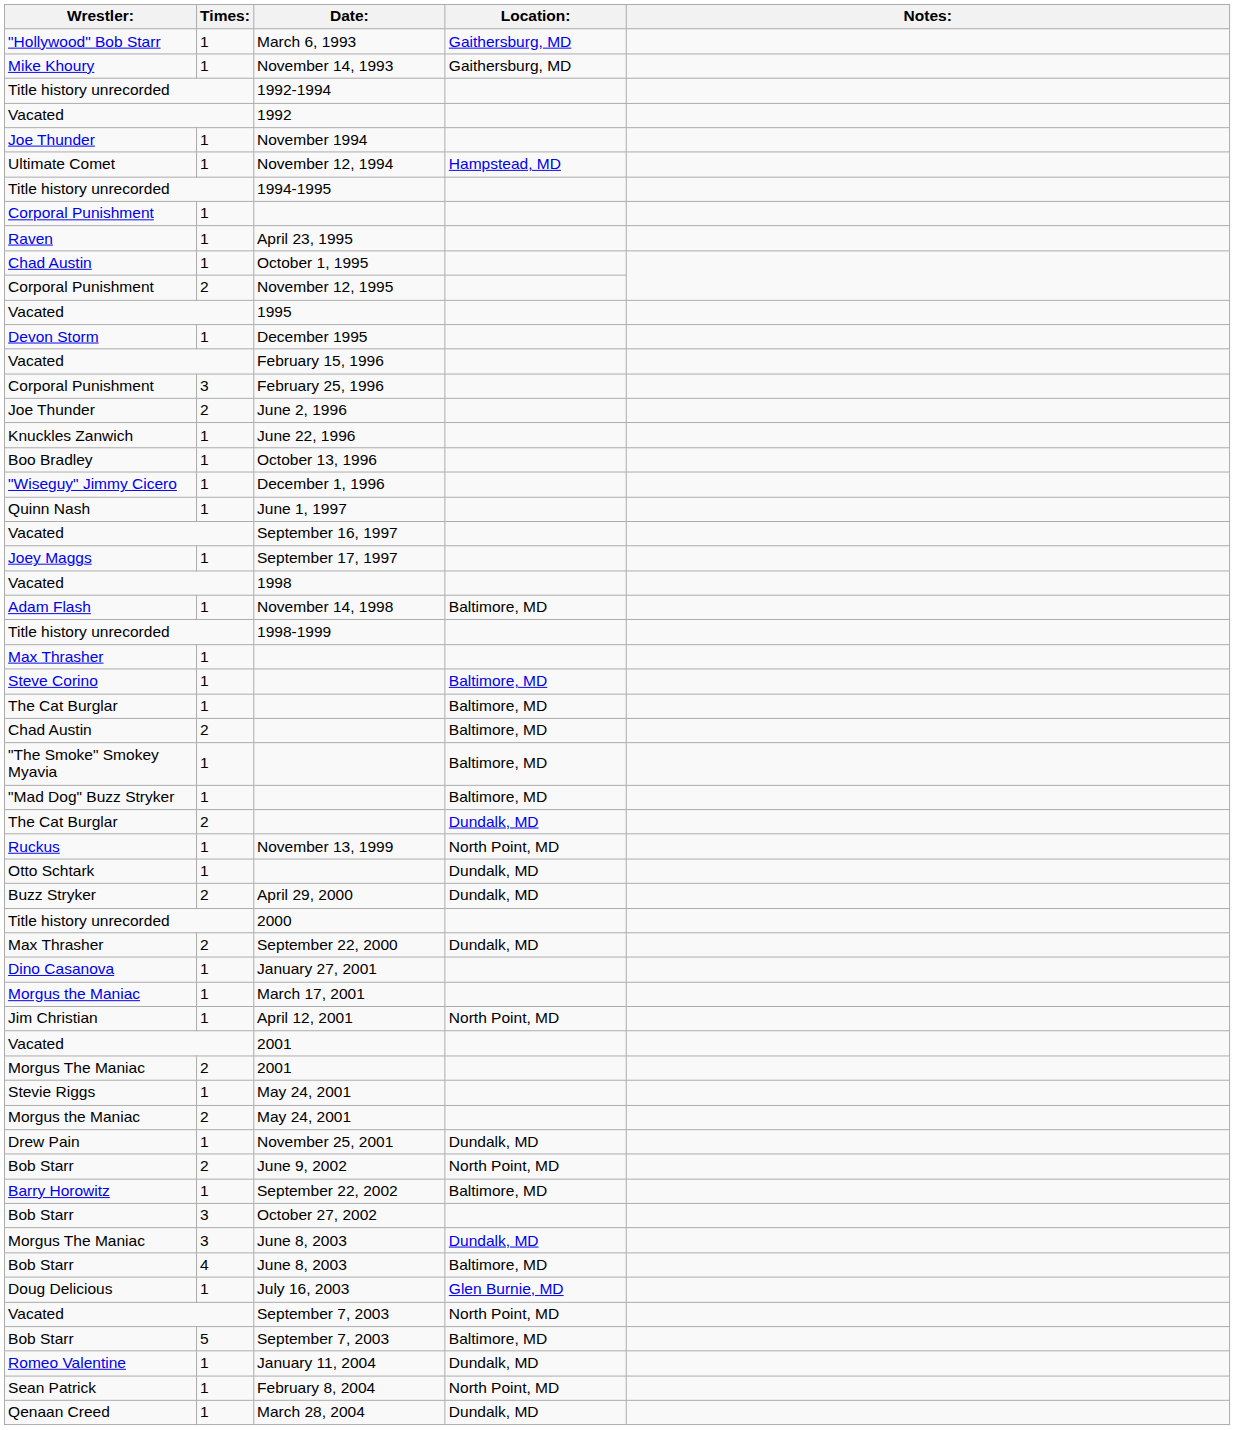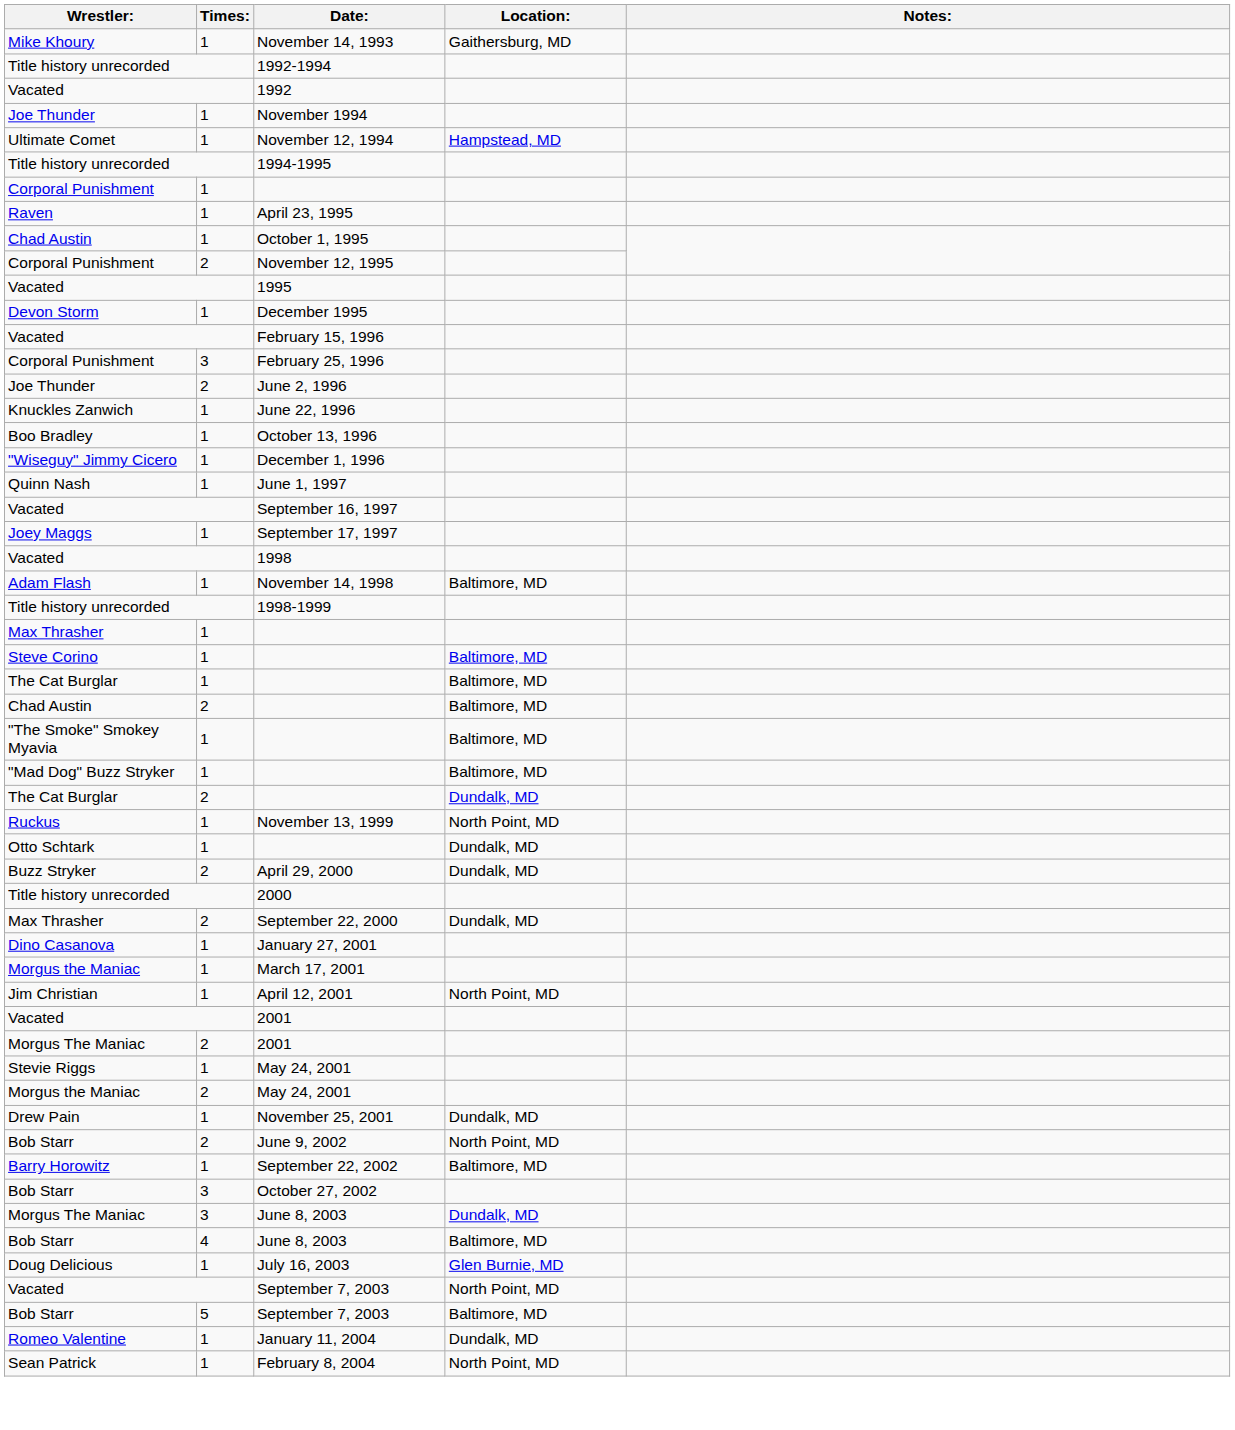- row: (84, 41)
- row: (59, 1412)
